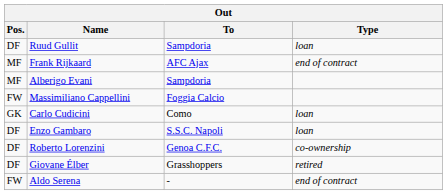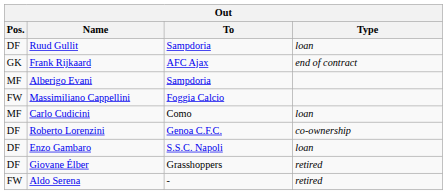(14, 63) MF -> (14, 63) GK
(14, 114) GK -> (14, 114) MF
rows swapped: (60, 131) <-> (67, 148)
(326, 181) end of contract -> (309, 181) retired
